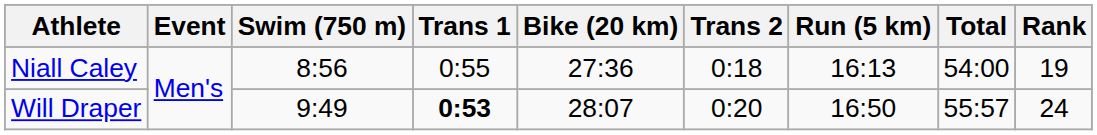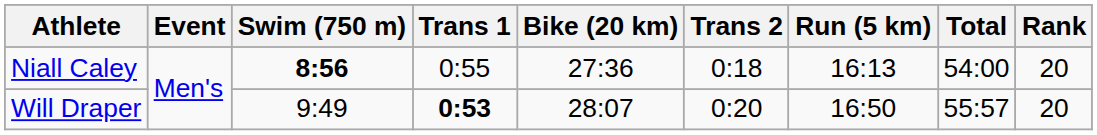(322, 68) normal -> (322, 68) bold
(1054, 68) 19 -> (1054, 68) 20
(1054, 109) 24 -> (1054, 109) 20
